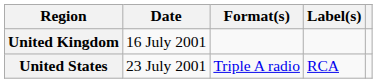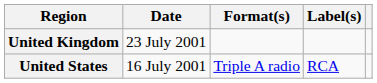(166, 41) 16 July 2001 -> (166, 41) 23 July 2001
(166, 66) 23 July 2001 -> (166, 66) 16 July 2001
